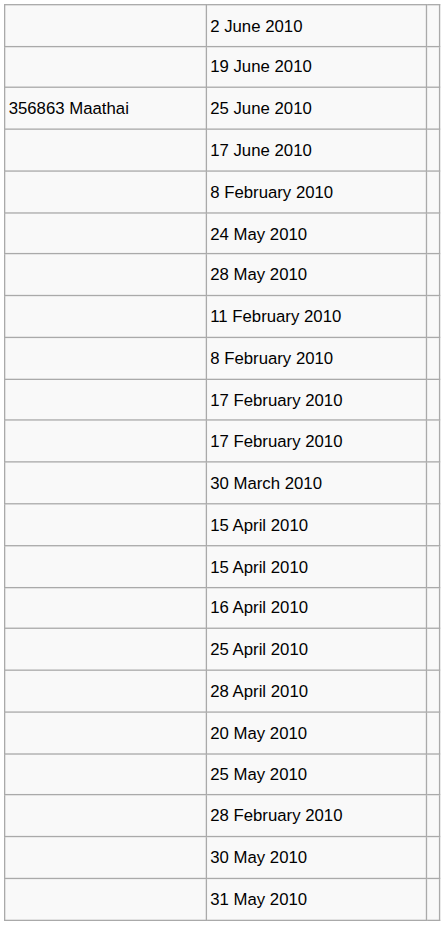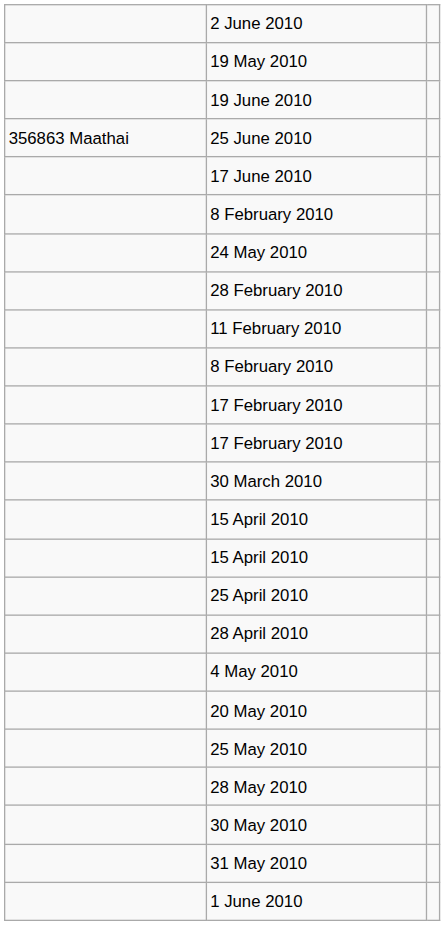+ row: (105, 62)
rows swapped: (105, 816) <-> (105, 275)
- row: (105, 608)
+ row: (105, 672)
+ row: (105, 901)
